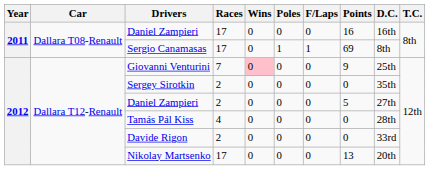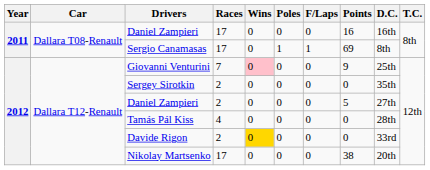(250, 138) no background -> (250, 138) gold background
(348, 155) 13 -> (348, 155) 38
